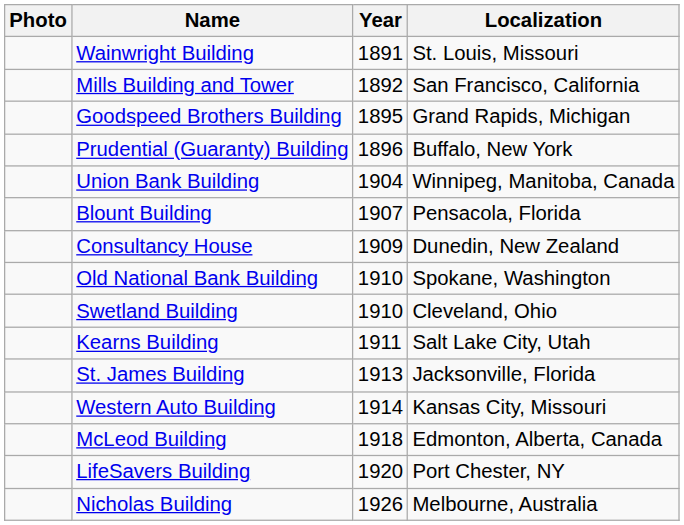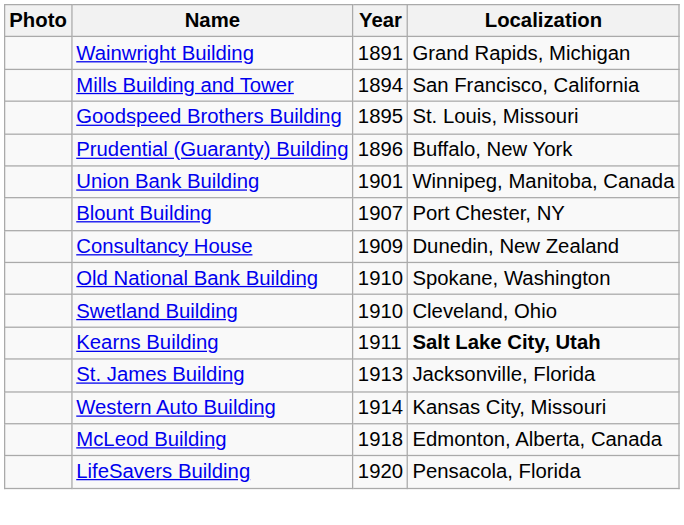(495, 52) St. Louis, Missouri -> (521, 52) Grand Rapids, Michigan
(380, 85) 1892 -> (380, 85) 1894
(521, 117) Grand Rapids, Michigan -> (495, 117) St. Louis, Missouri
(380, 181) 1904 -> (380, 181) 1901
(497, 213) Pensacola, Florida -> (489, 213) Port Chester, NY
(501, 342) normal -> (507, 342) bold
(489, 471) Port Chester, NY -> (497, 471) Pensacola, Florida
- row: (154, 504)
